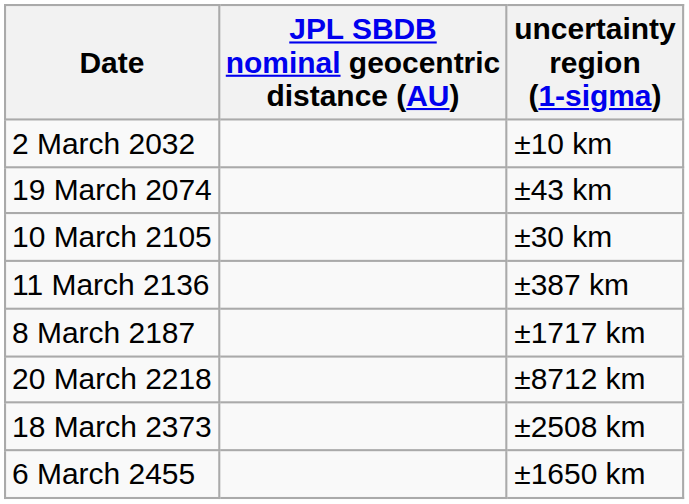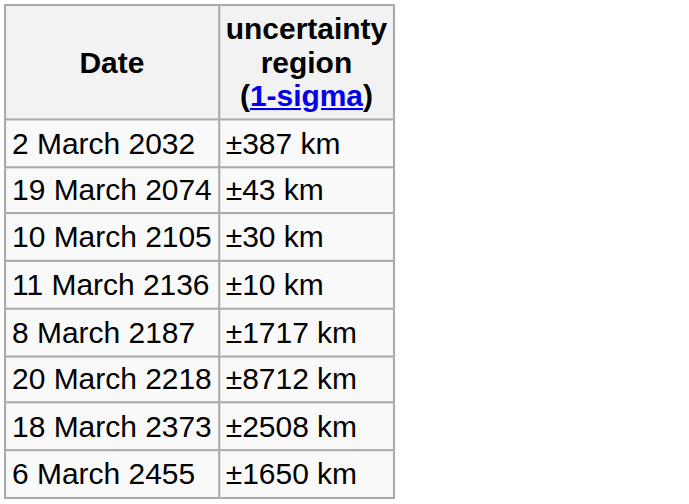- column: (363, 62)
(563, 143) ±10 km -> (283, 143) ±387 km
(572, 285) ±387 km -> (275, 285) ±10 km
